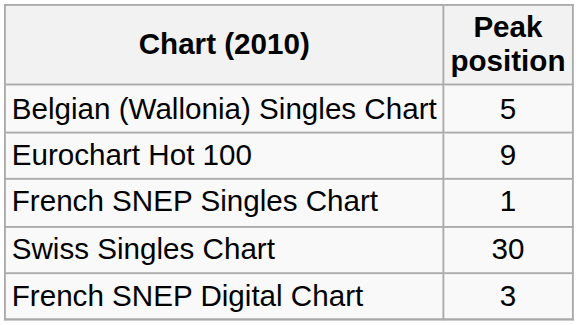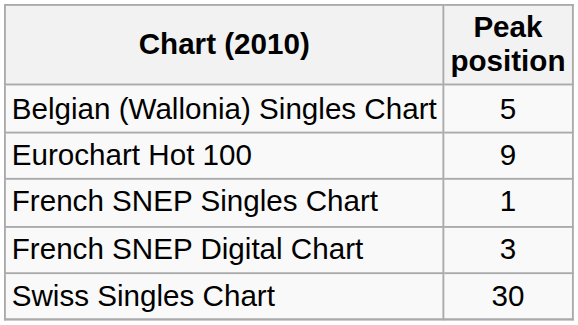rows swapped: (187, 295) <-> (143, 249)
